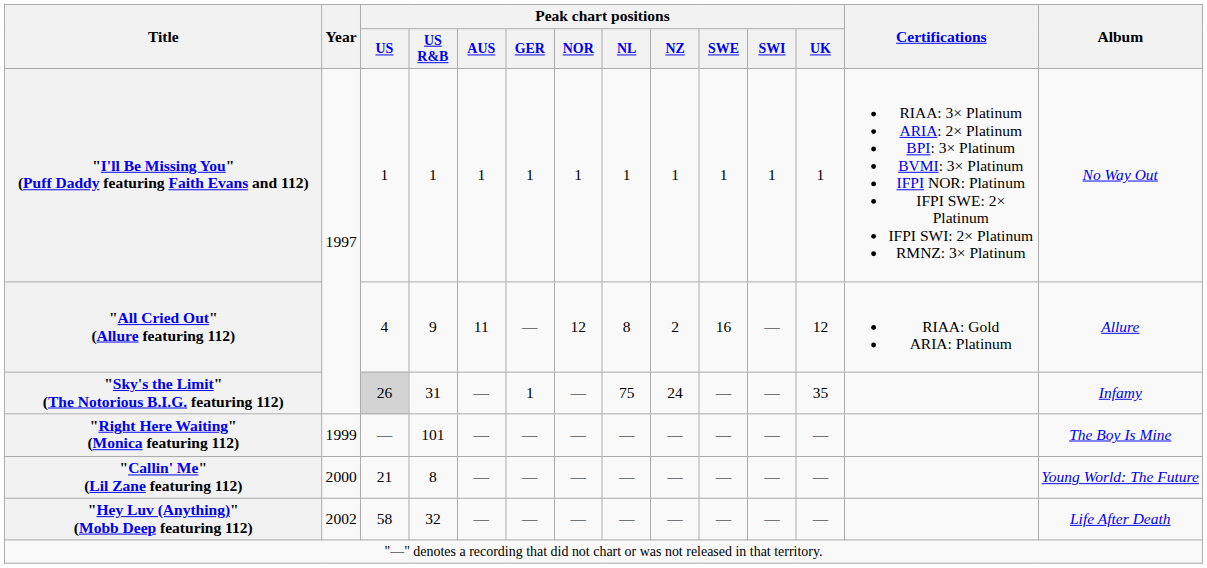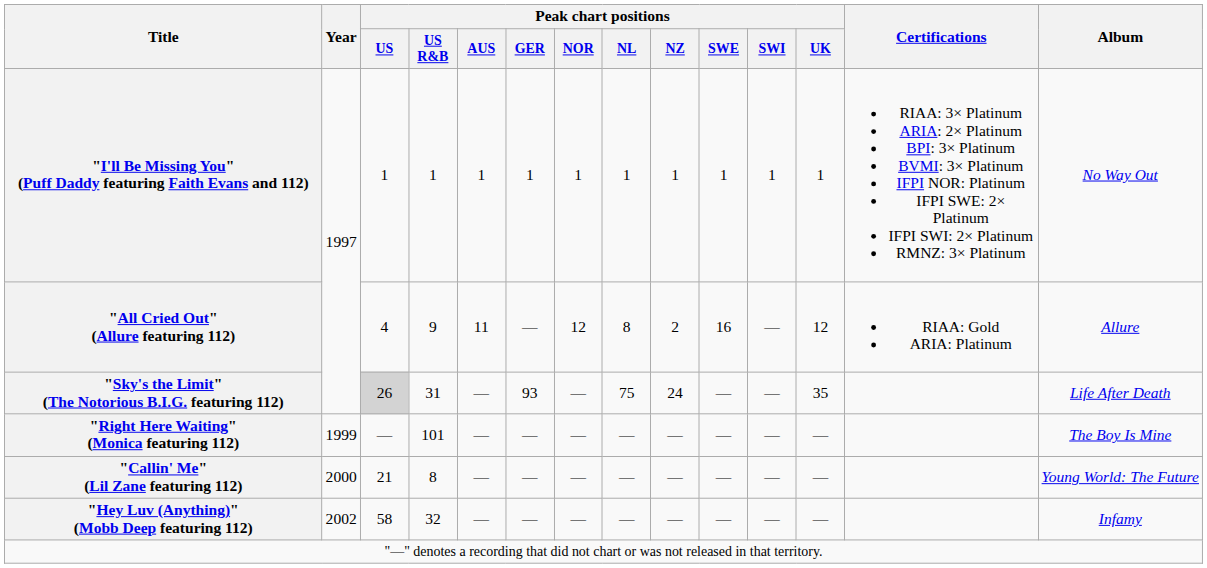(530, 393) 1 -> (530, 393) 93
(1120, 393) Infamy -> (1120, 393) Life After Death
(1120, 519) Life After Death -> (1120, 519) Infamy
